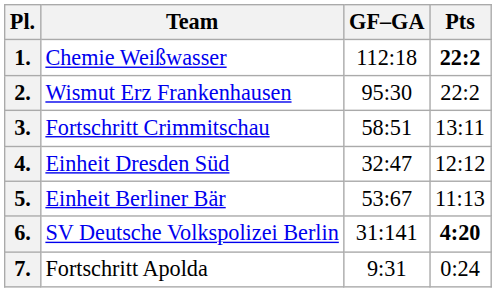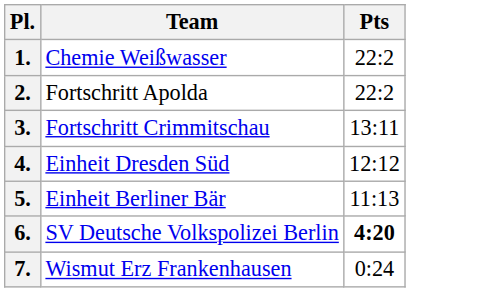- column: (387, 22)
(460, 57) bold -> (374, 57) normal
(168, 92) Wismut Erz Frankenhausen -> (127, 92) Fortschritt Apolda
(127, 269) Fortschritt Apolda -> (168, 269) Wismut Erz Frankenhausen
